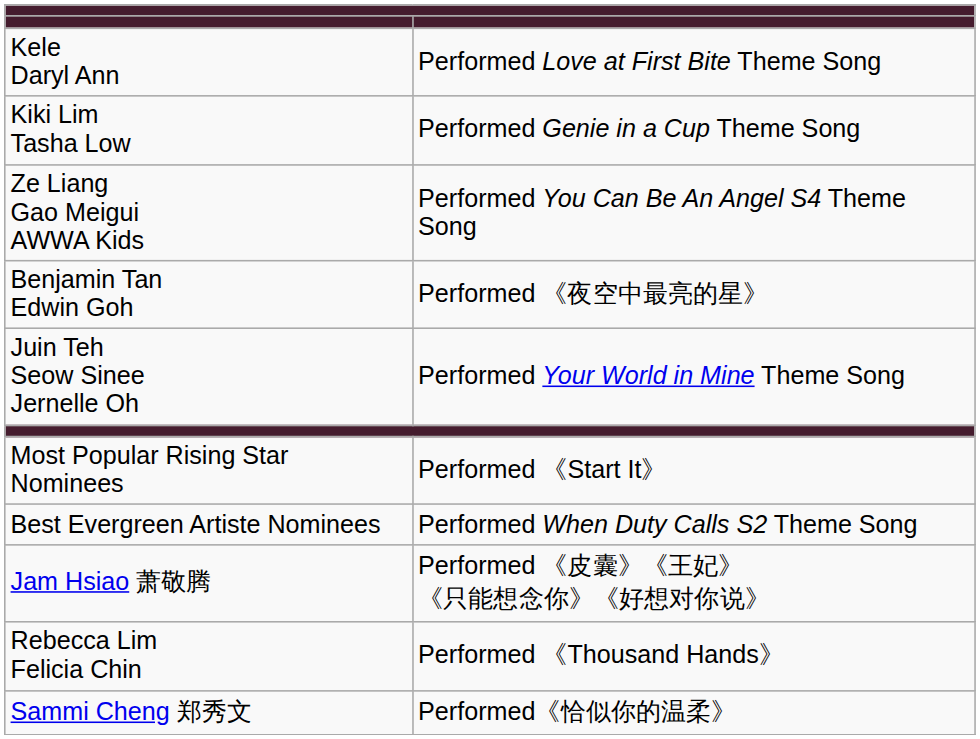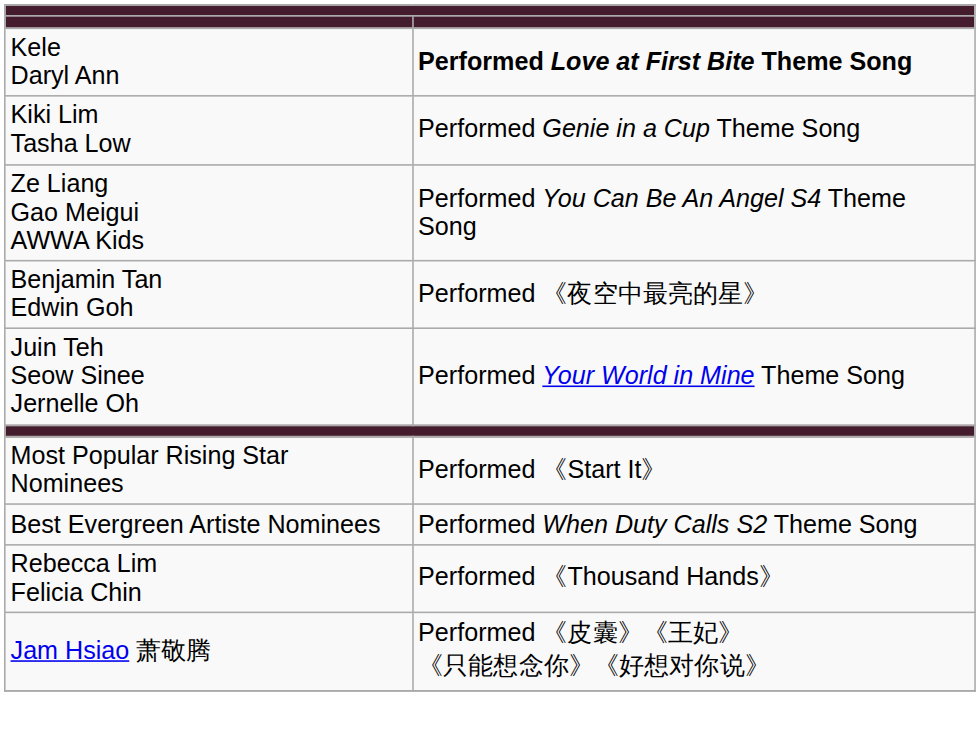(650, 61) normal -> (665, 61) bold
rows swapped: (84, 655) <-> (111, 582)
- row: (131, 711)
